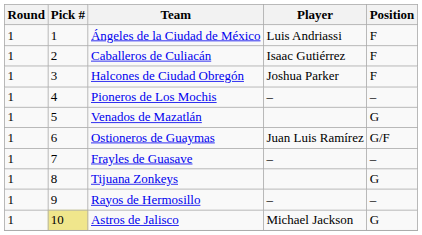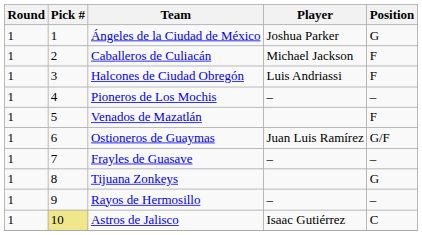(304, 35) Luis Andriassi -> (303, 35) Joshua Parker
(373, 35) F -> (374, 35) G
(306, 55) Isaac Gutiérrez -> (310, 55) Michael Jackson
(303, 76) Joshua Parker -> (304, 76) Luis Andriassi
(374, 117) G -> (373, 117) F
(310, 220) Michael Jackson -> (306, 220) Isaac Gutiérrez
(374, 220) G -> (374, 220) C
